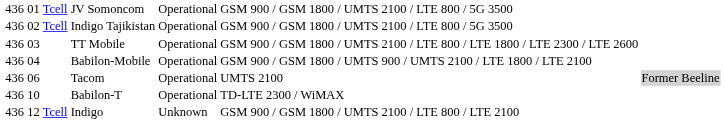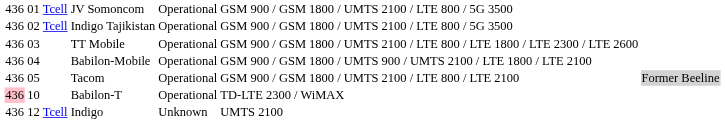(33, 78) 06 -> (33, 78) 05
(252, 78) UMTS 2100 -> (370, 78) GSM 900 / GSM 1800 / UMTS 2100 / LTE 800 / LTE 2100
(15, 95) no background -> (15, 95) pink background
(370, 112) GSM 900 / GSM 1800 / UMTS 2100 / LTE 800 / LTE 2100 -> (252, 112) UMTS 2100
